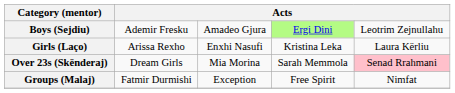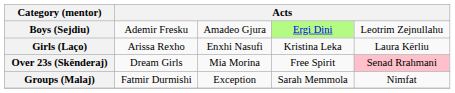(313, 63) Sarah Memmola -> (313, 63) Free Spirit
(313, 79) Free Spirit -> (313, 79) Sarah Memmola
